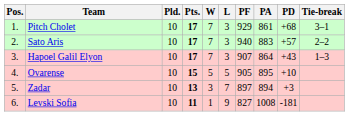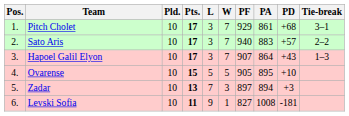columns swapped: (210, 12) <-> (227, 12)
